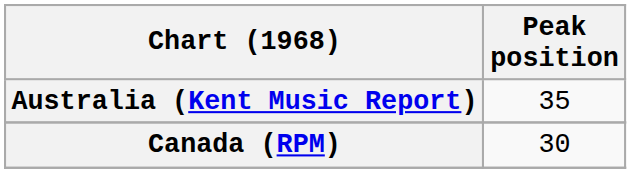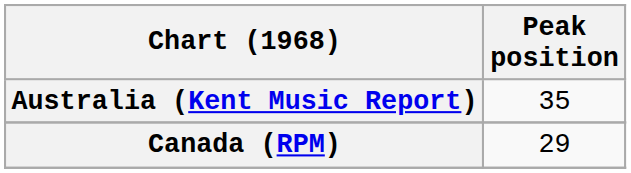(555, 145) 30 -> (555, 145) 29
